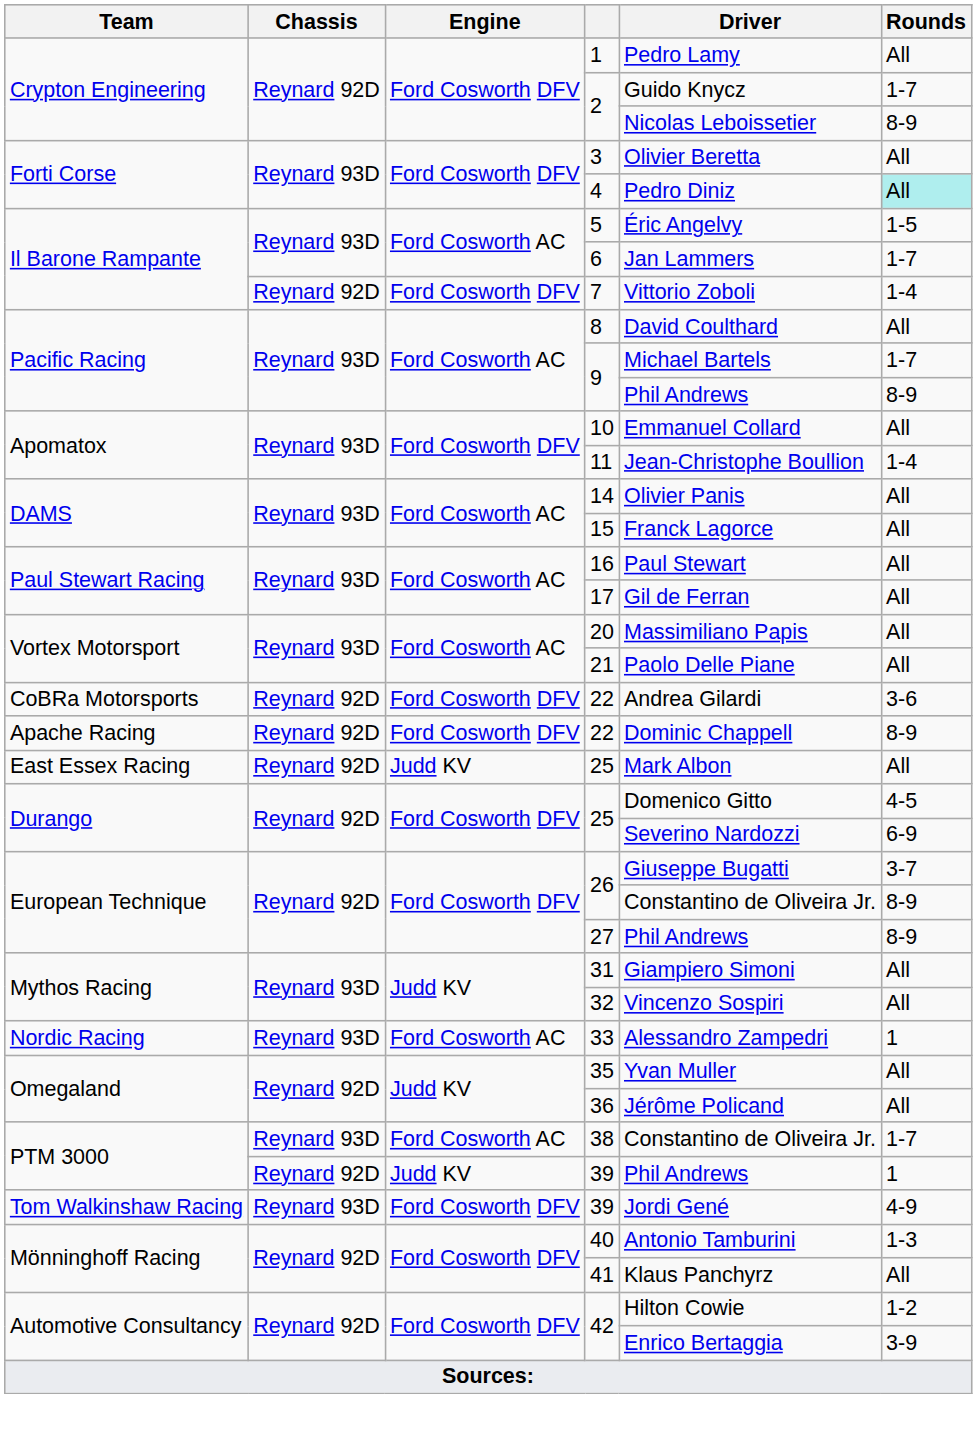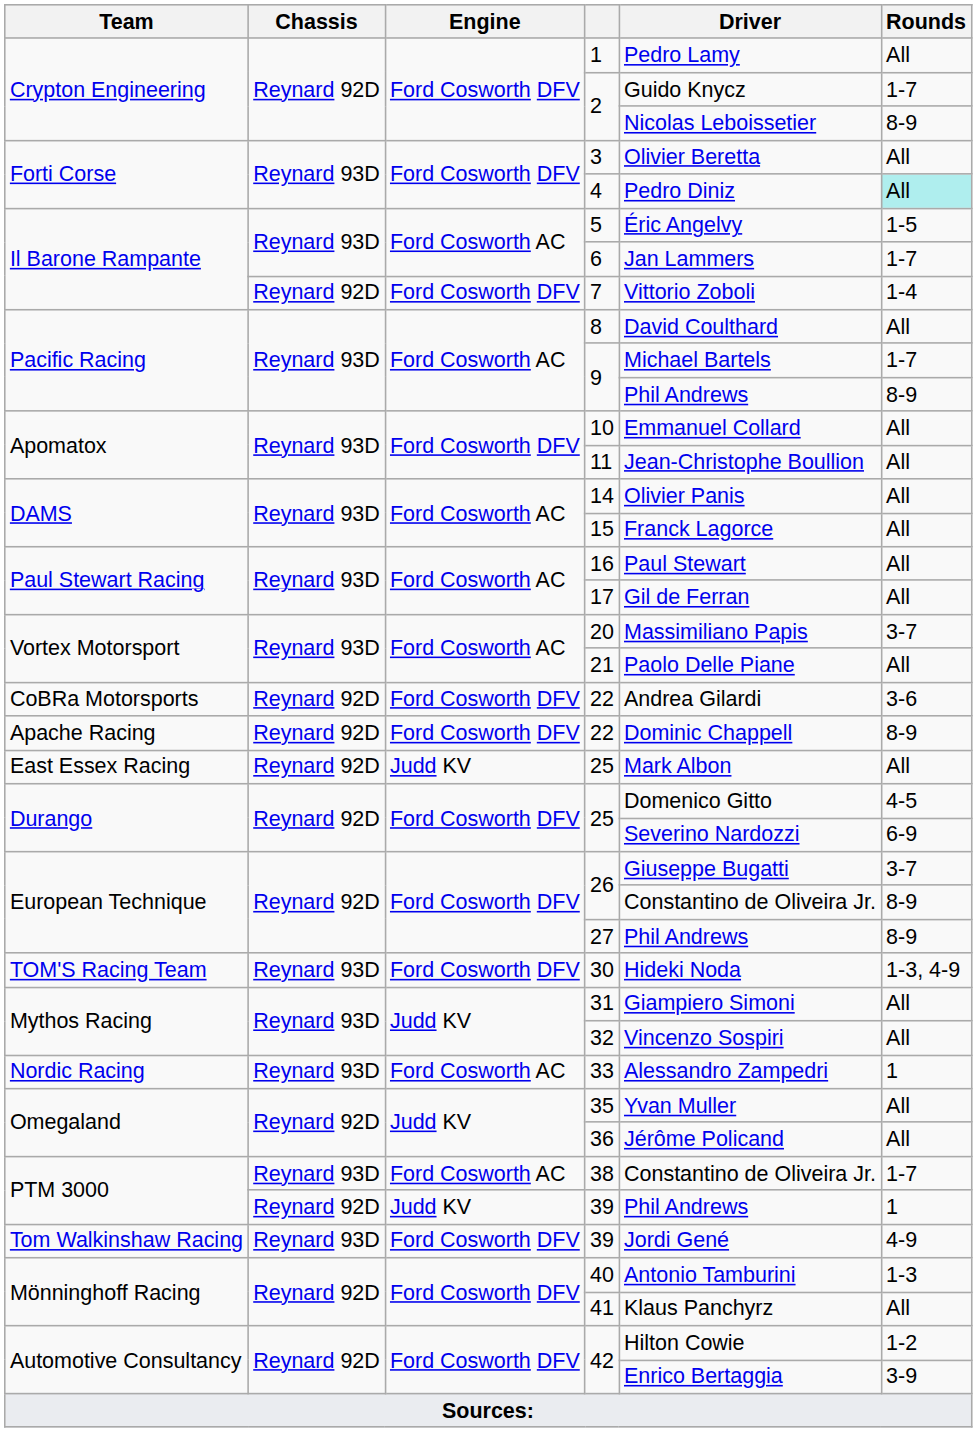(902, 462) 1-4 -> (898, 462) All
(898, 631) All -> (902, 631) 3-7
+ row: (108, 970)
